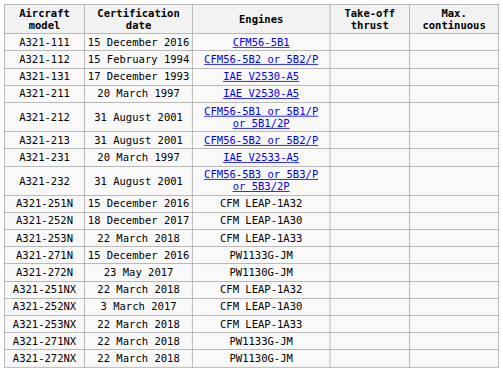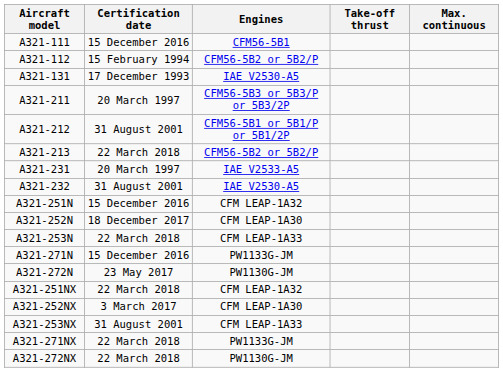(261, 94) IAE V2530-A5 -> (261, 100) CFM56-5B3 or 5B3/P or 5B3/2P
(139, 140) 31 August 2001 -> (139, 152) 22 March 2018
(261, 181) CFM56-5B3 or 5B3/P or 5B3/2P -> (261, 187) IAE V2530-A5
(139, 324) 22 March 2018 -> (139, 324) 31 August 2001
